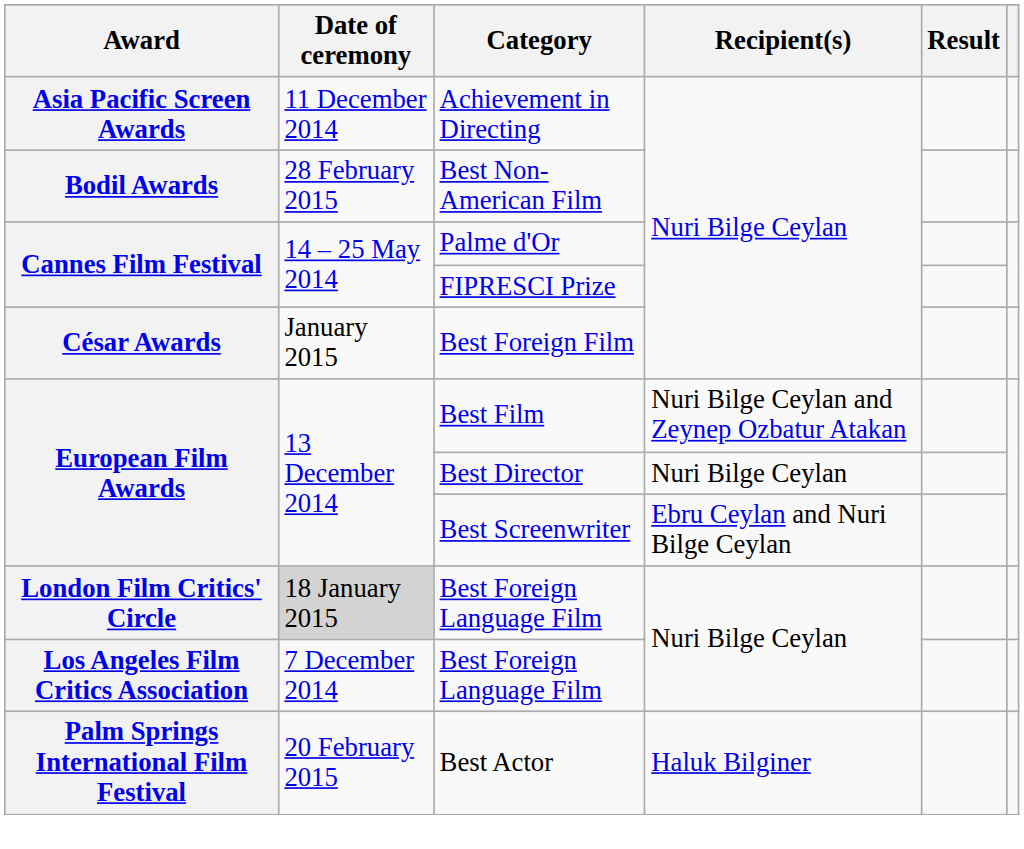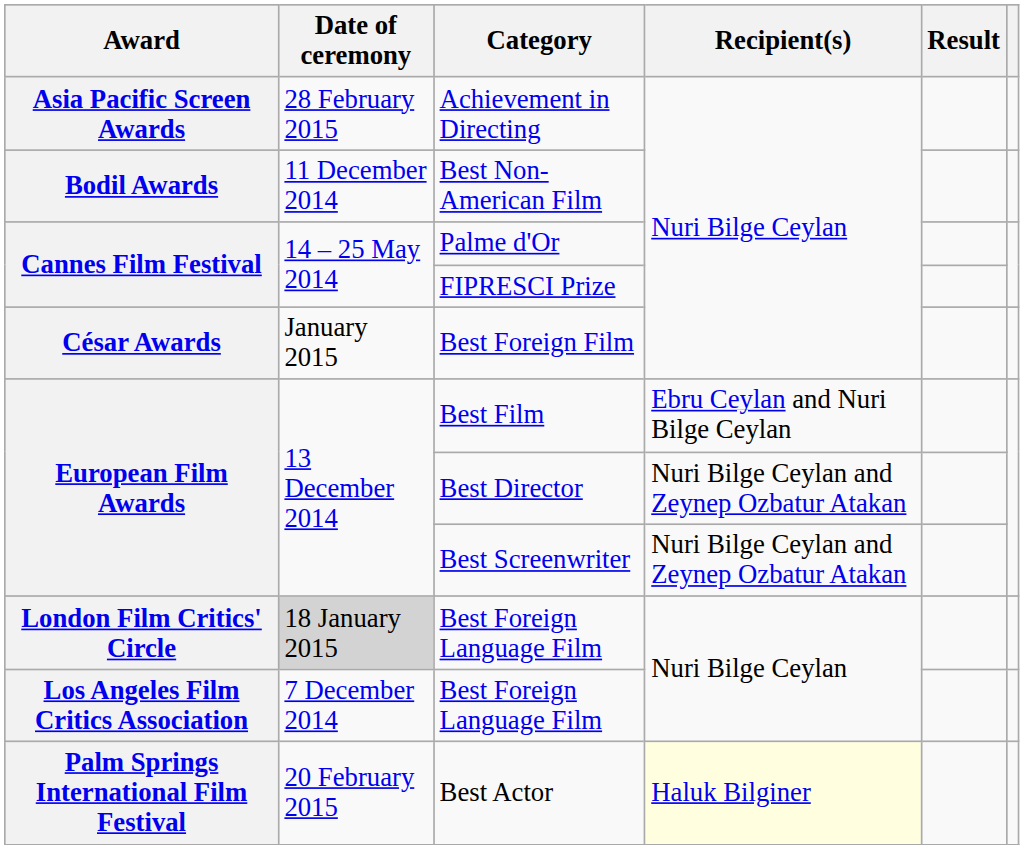(355, 113) 11 December 2014 -> (349, 113) 28 February 2015
(349, 185) 28 February 2015 -> (355, 185) 11 December 2014
(779, 415) Nuri Bilge Ceylan and Zeynep Ozbatur Atakan -> (769, 415) Ebru Ceylan and Nuri Bilge Ceylan
(749, 472) Nuri Bilge Ceylan -> (779, 487) Nuri Bilge Ceylan and Zeynep Ozbatur Atakan
(769, 530) Ebru Ceylan and Nuri Bilge Ceylan -> (779, 560) Nuri Bilge Ceylan and Zeynep Ozbatur Atakan
(731, 762) no background -> (731, 792) lightyellow background
